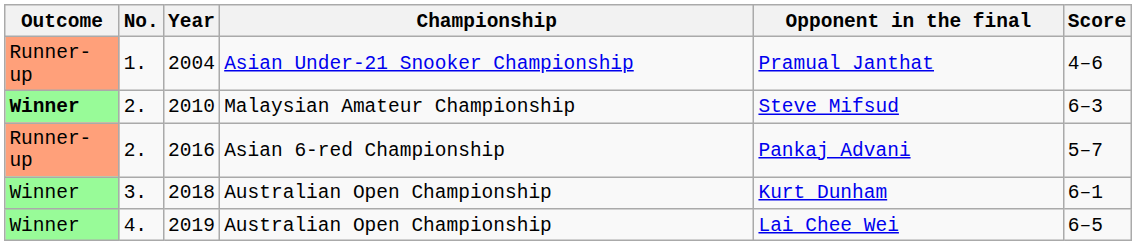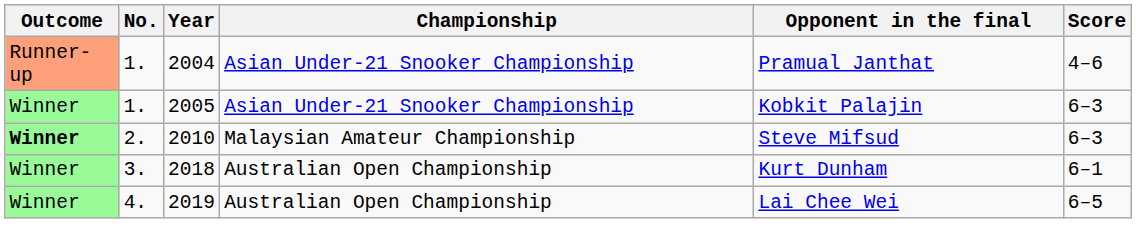+ row: (191, 107)
- row: (191, 150)
